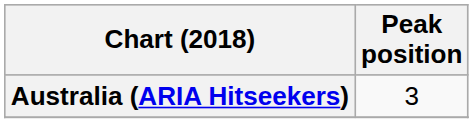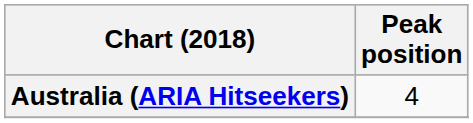(412, 95) 3 -> (412, 95) 4
